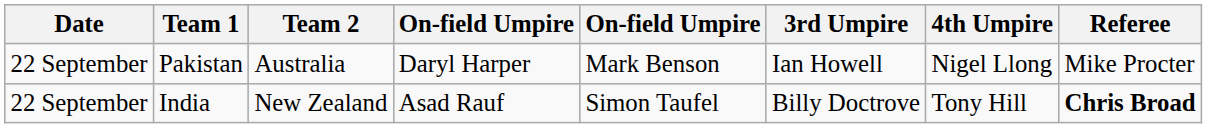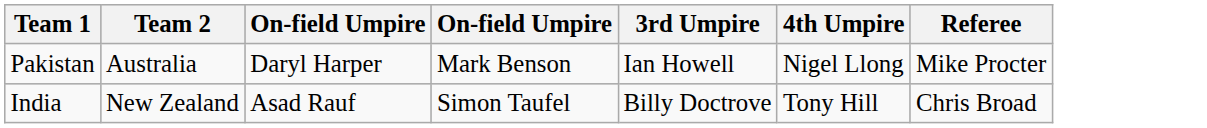- column: (79, 24)
(1130, 102) bold -> (976, 102) normal
